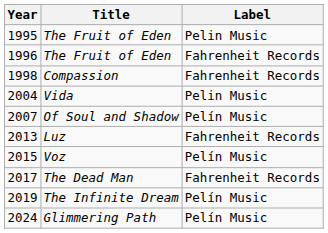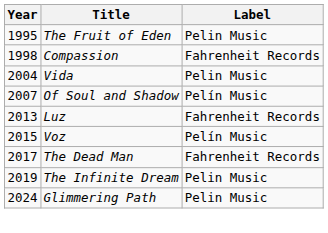- row: (22, 55)
(226, 198) Pelín Music -> (226, 177) Pelin Music
(226, 218) Pelín Music -> (226, 198) Pelin Music
